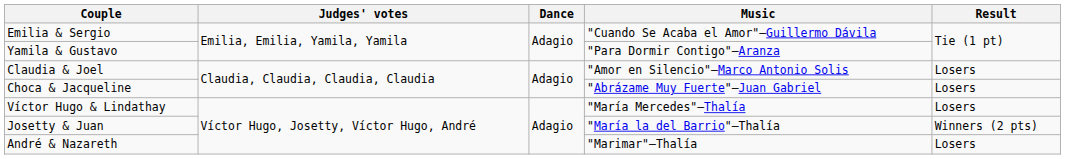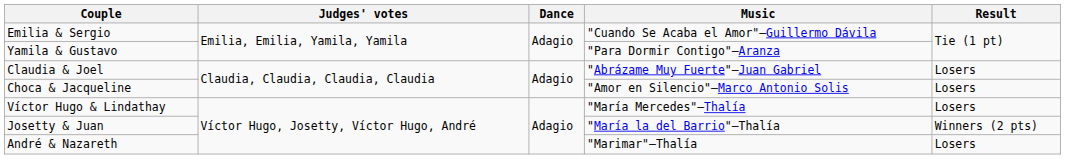(718, 70) "Amor en Silencio"—Marco Antonio Solis -> (704, 70) "Abrázame Muy Fuerte"—Juan Gabriel
(704, 88) "Abrázame Muy Fuerte"—Juan Gabriel -> (718, 88) "Amor en Silencio"—Marco Antonio Solis
